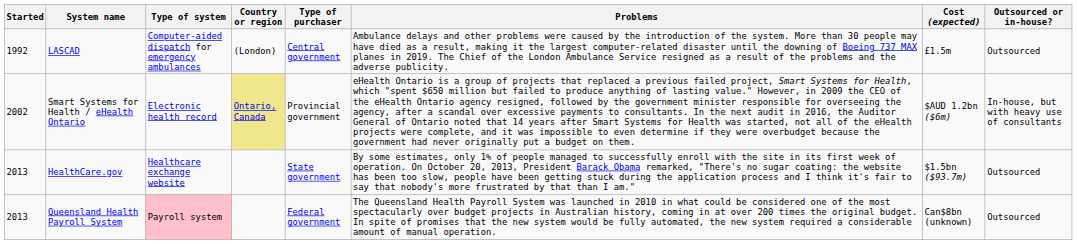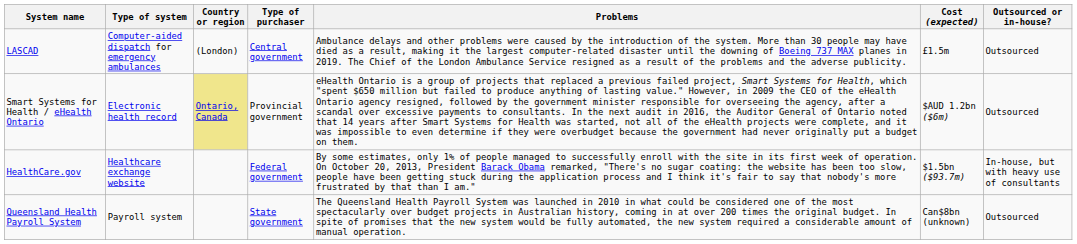- column: (25, 17)
(1024, 112) In-house, but with heavy use of consultants -> (1012, 112) Outsourced
(314, 172) State government -> (276, 172) Federal government
(1014, 172) Outsourced -> (1023, 172) In-house, but with heavy use of consultants
(185, 217) pink background -> (145, 217) no background
(314, 217) Federal government -> (276, 217) State government
